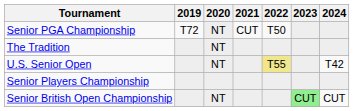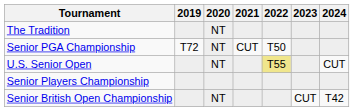rows swapped: (38, 47) <-> (71, 30)
(334, 64) T42 -> (334, 64) CUT
(305, 99) lightgreen background -> (305, 99) no background
(334, 99) CUT -> (334, 99) T42
